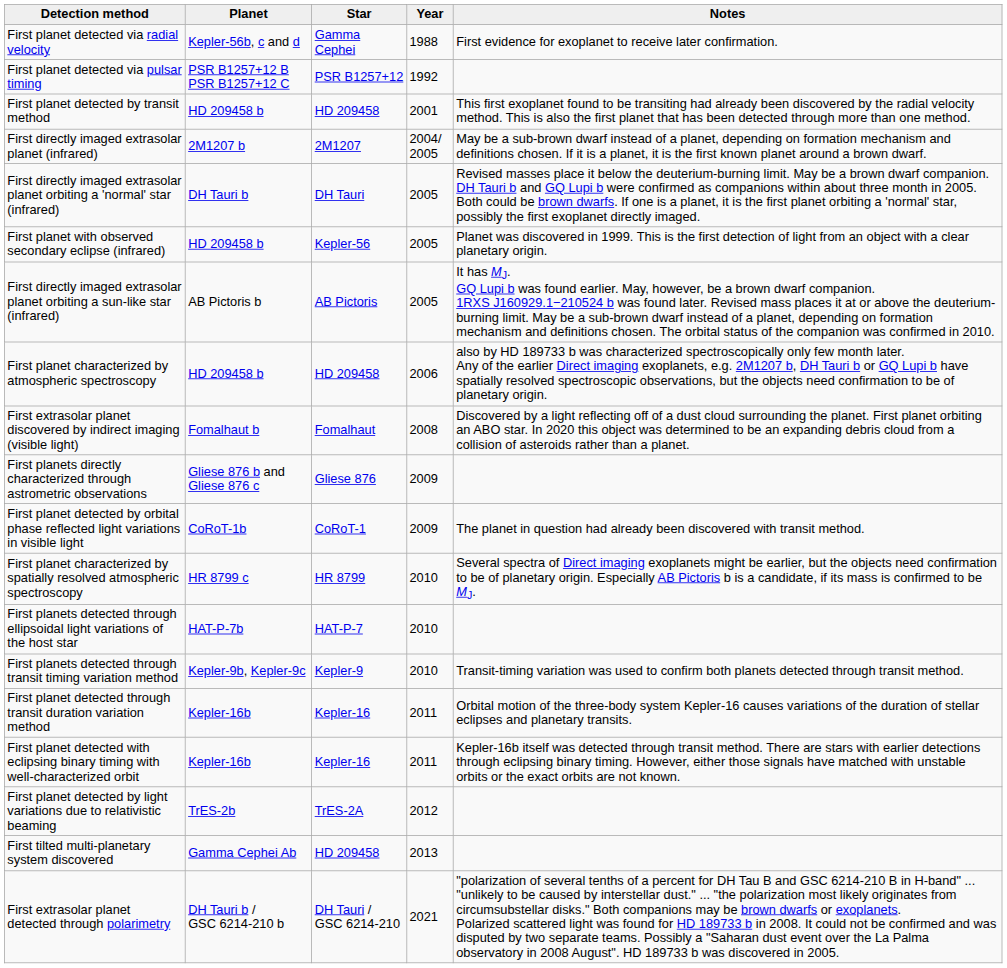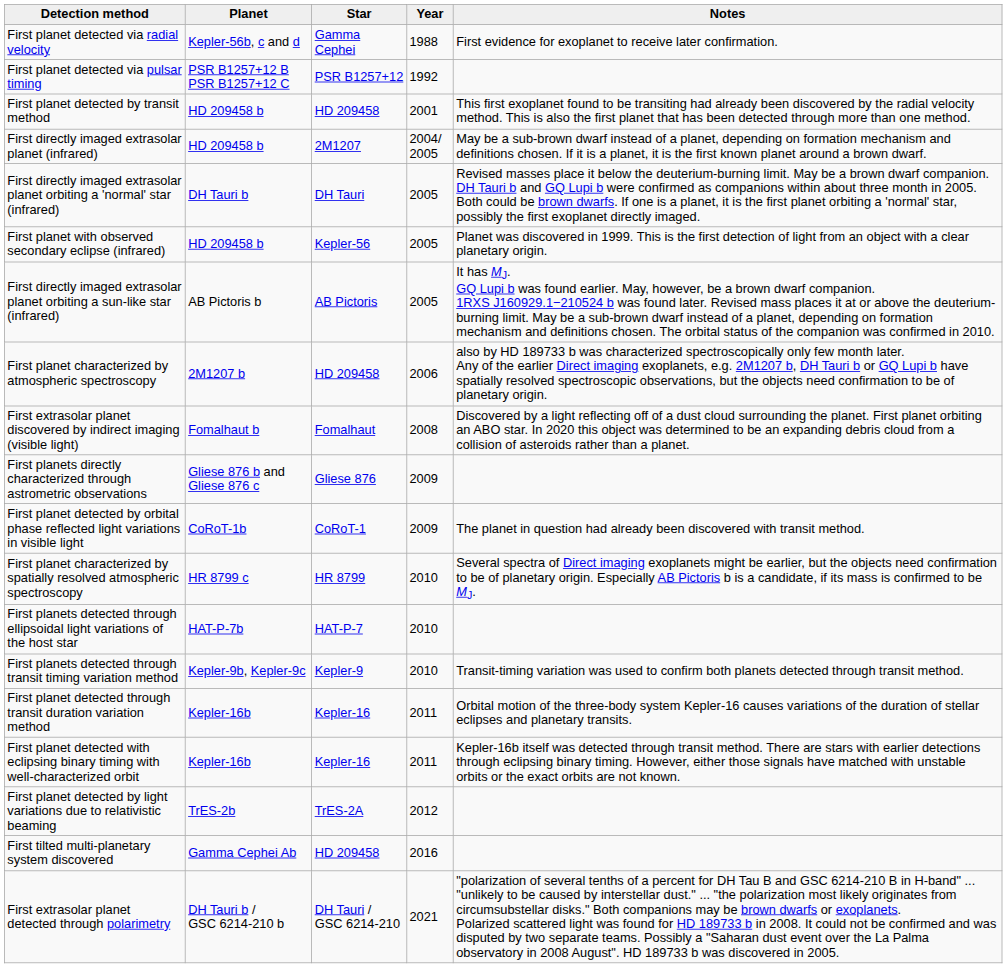(217, 146) 2M1207 b -> (226, 146) HD 209458 b
(226, 374) HD 209458 b -> (217, 374) 2M1207 b
(424, 853) 2013 -> (424, 853) 2016
